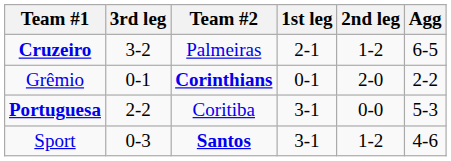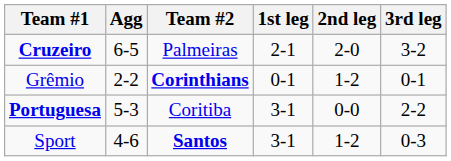columns swapped: (425, 19) <-> (138, 19)
(371, 49) 1-2 -> (347, 49) 2-0
(371, 79) 2-0 -> (347, 79) 1-2
